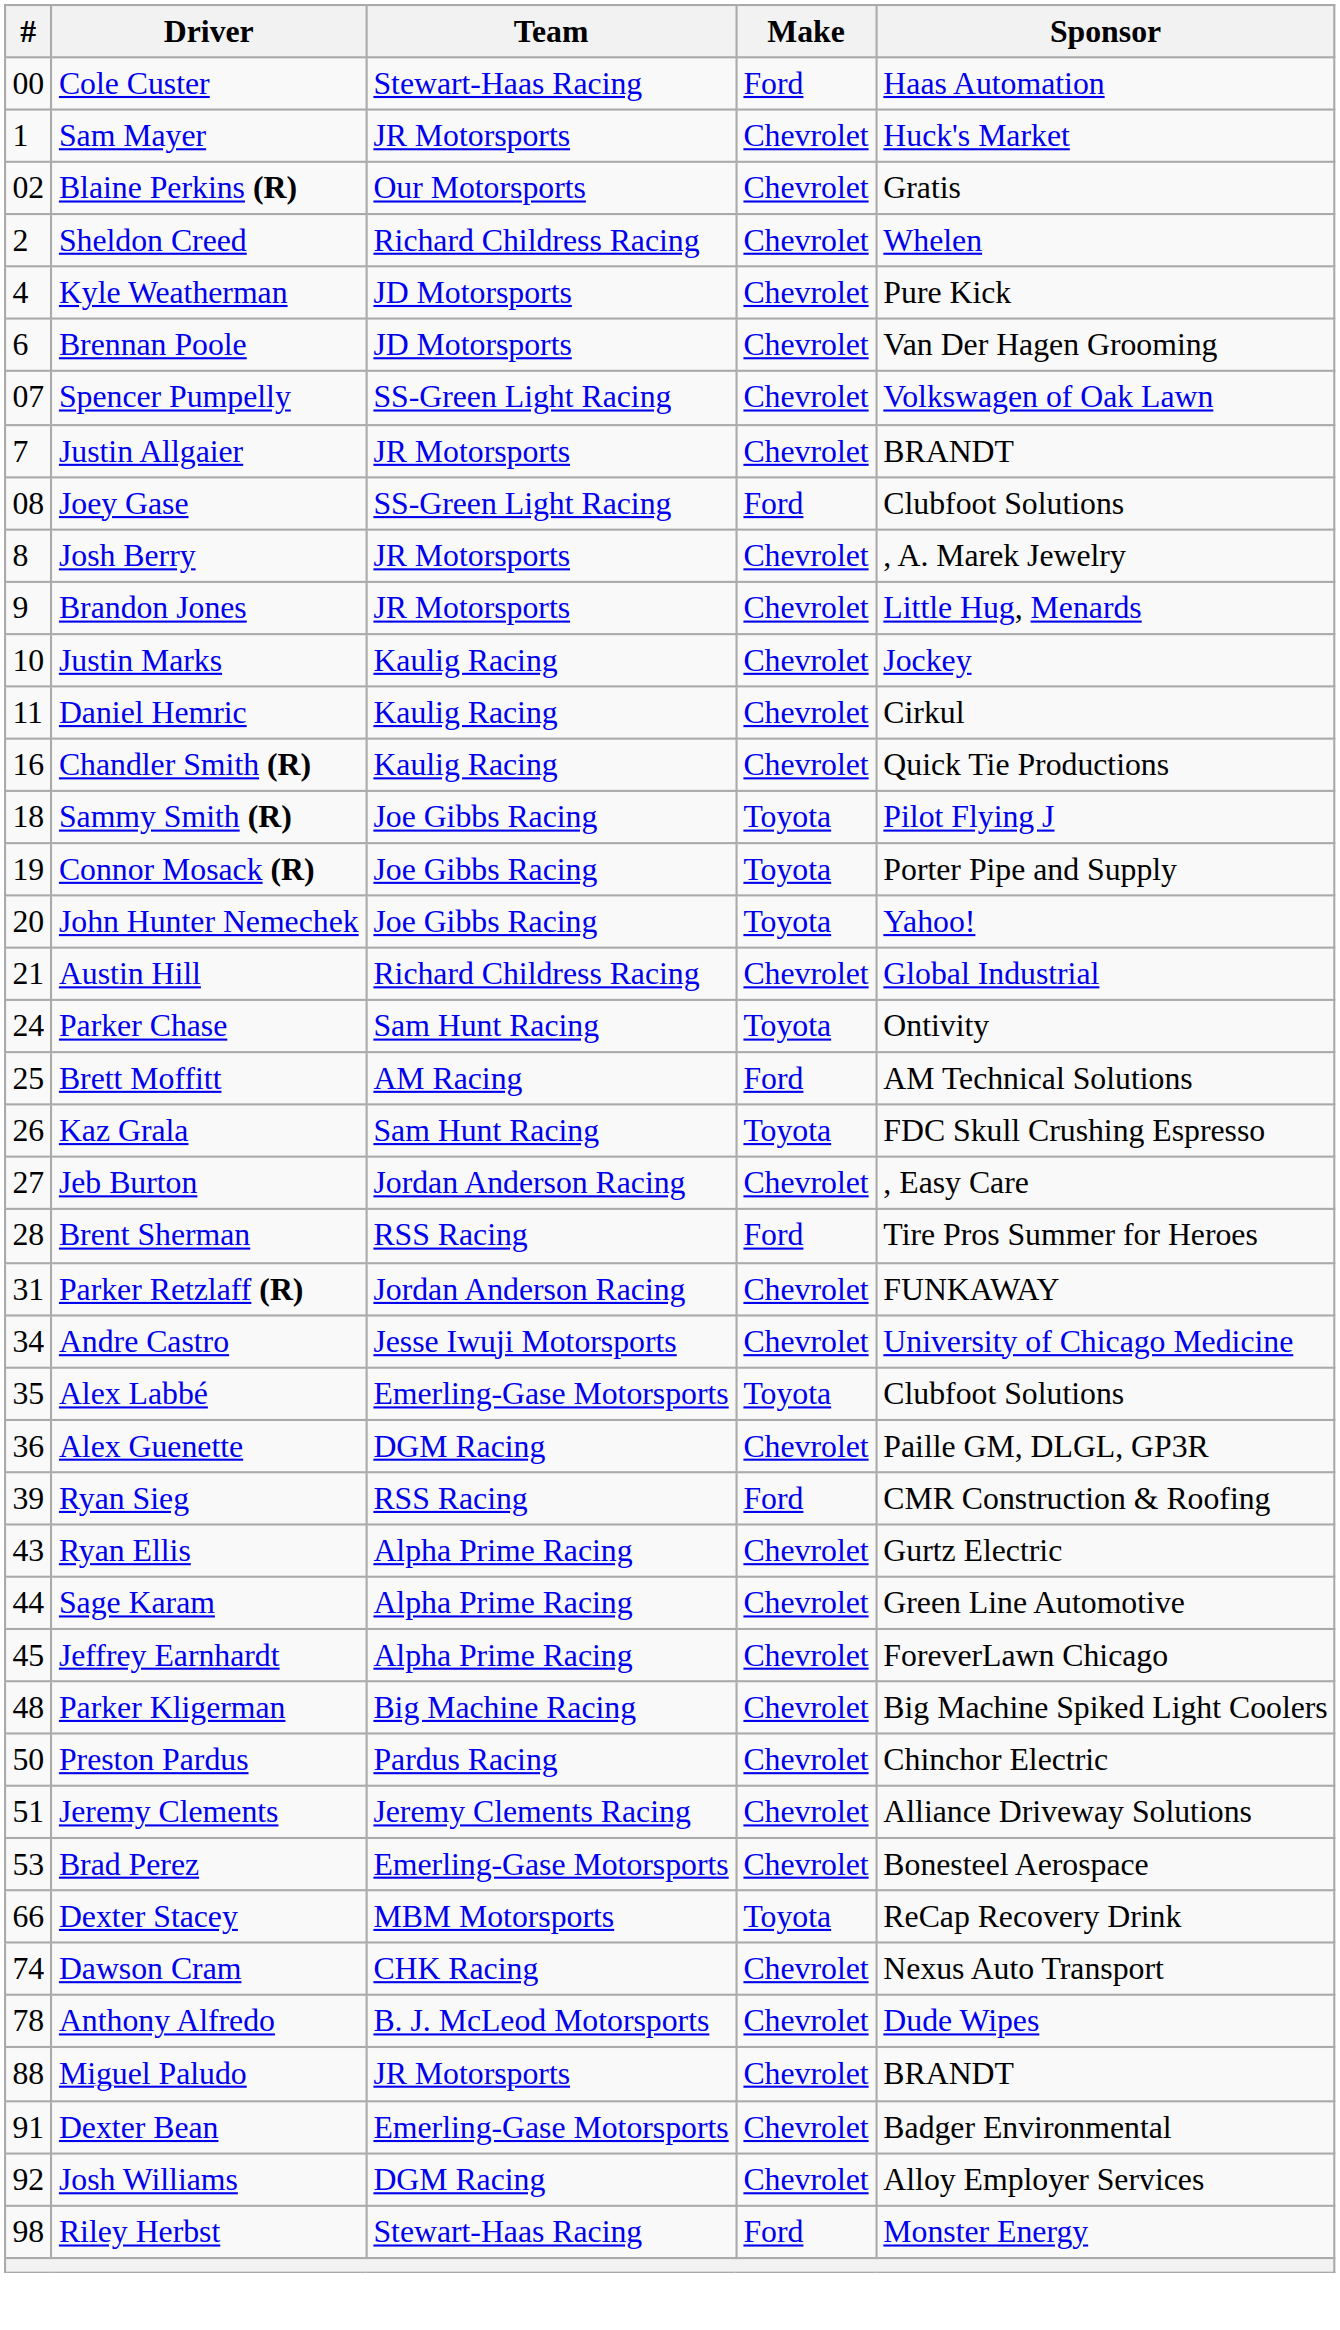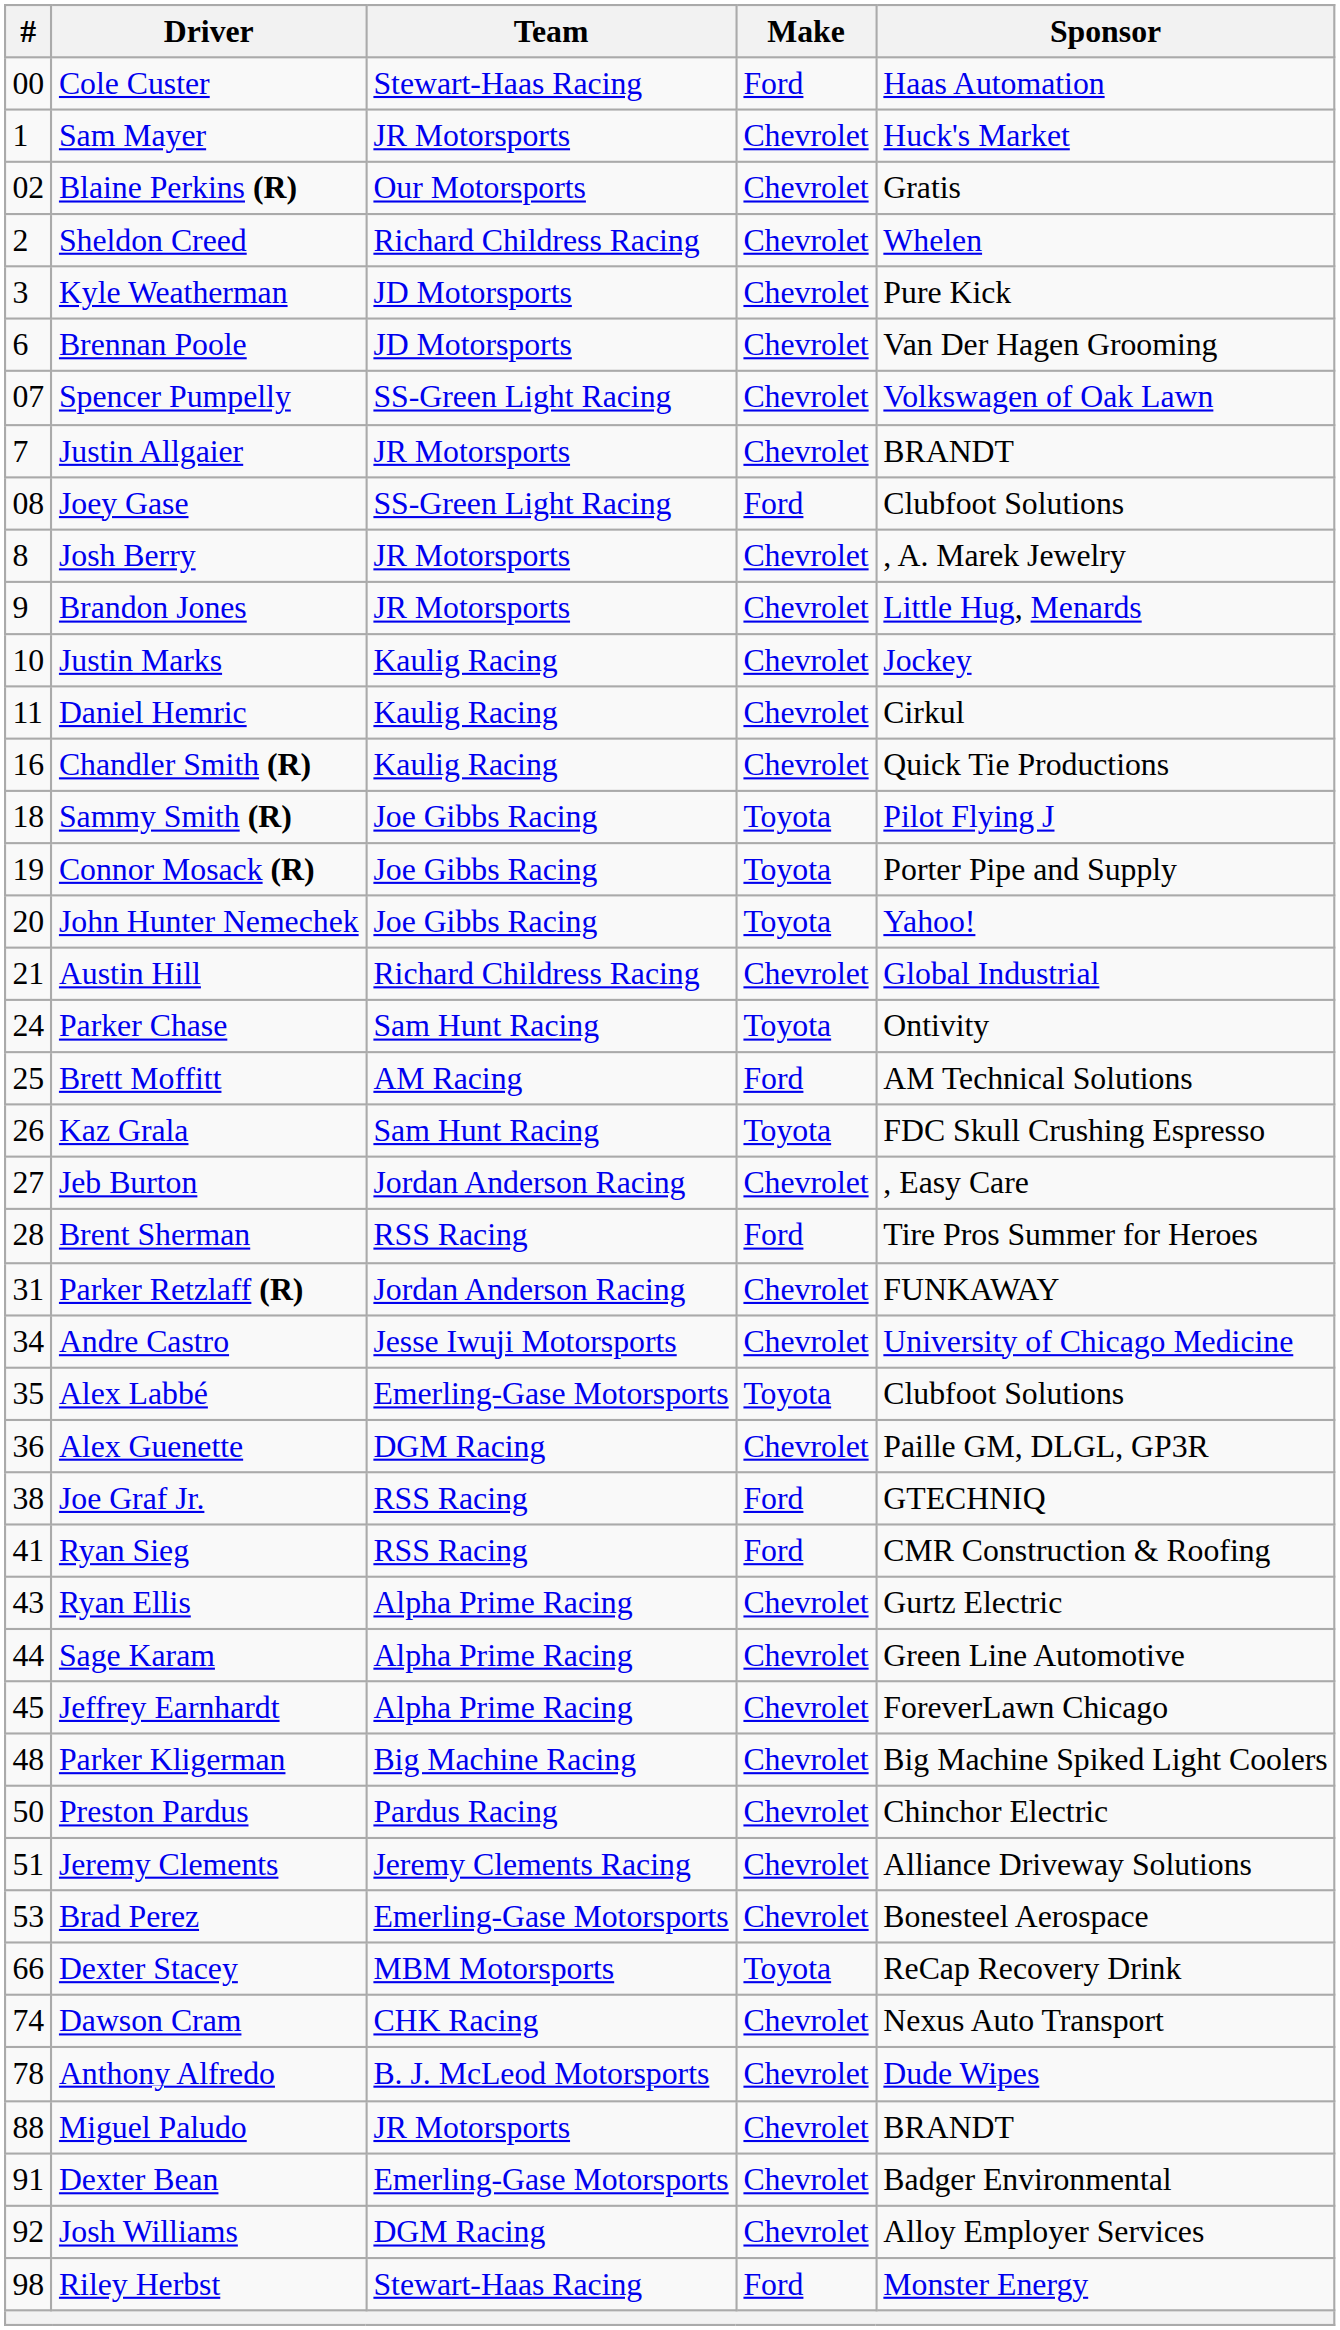(20, 292) 4 -> (20, 292) 3
+ row: (132, 1497)
(28, 1497) 39 -> (28, 1549) 41
